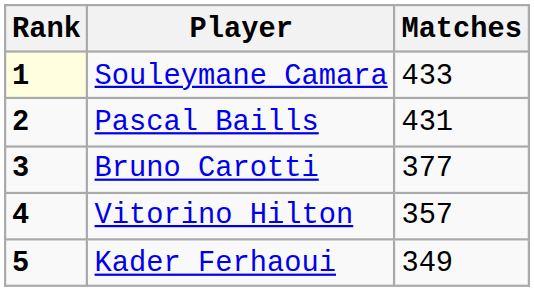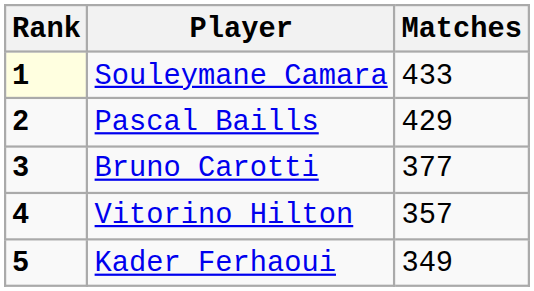(427, 122) 431 -> (427, 122) 429
